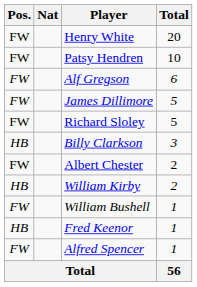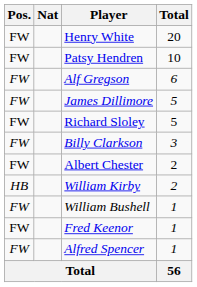(19, 143) HB -> (19, 143) FW
(19, 228) HB -> (19, 228) FW
